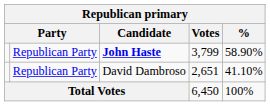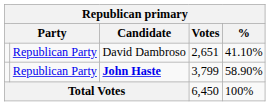rows swapped: (132, 52) <-> (144, 71)
